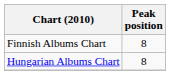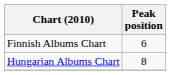(144, 43) 8 -> (144, 43) 6
